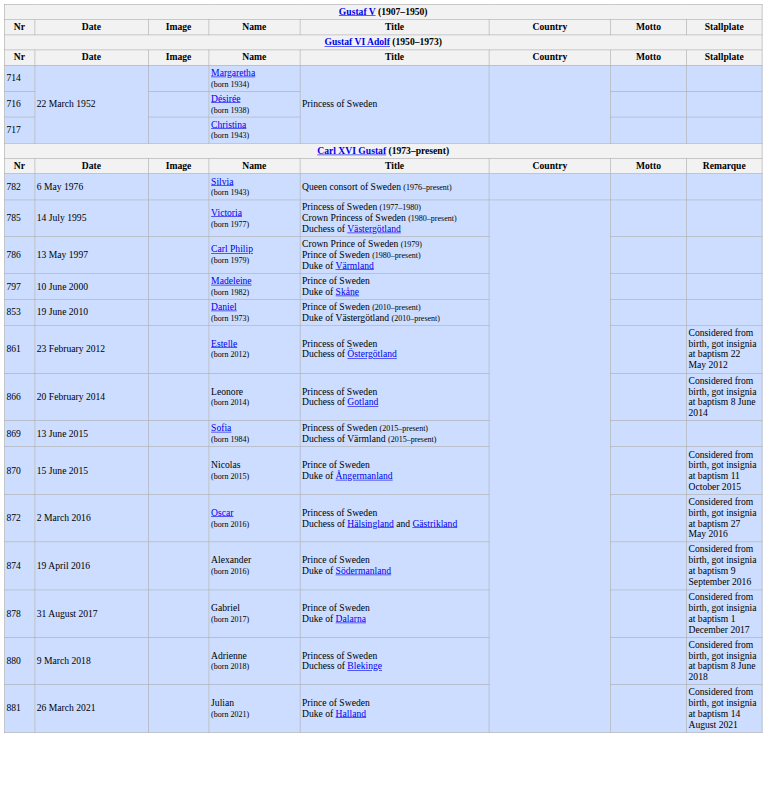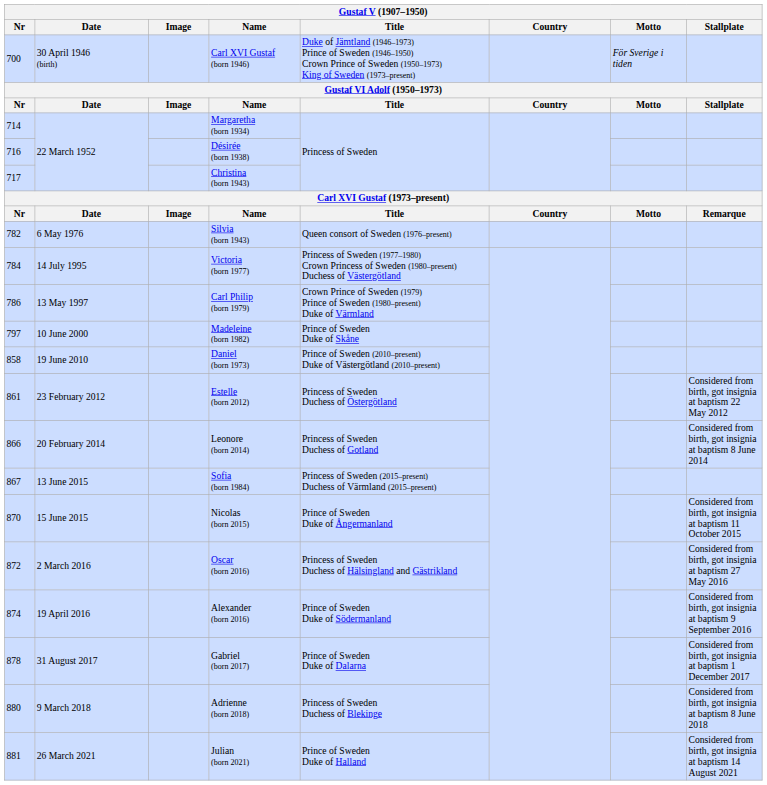+ row: (243, 58)
(14, 218) 785 -> (14, 265) 784
(14, 312) 853 -> (14, 360) 858
(14, 433) 869 -> (14, 481) 867
